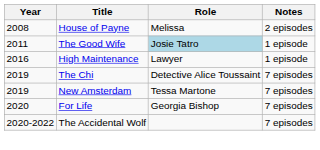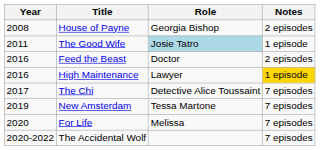(167, 28) Melissa -> (185, 28) Georgia Bishop
+ row: (92, 59)
(286, 59) no background -> (286, 75) gold background
(18, 75) 2019 -> (18, 91) 2017
(185, 106) Georgia Bishop -> (167, 122) Melissa
